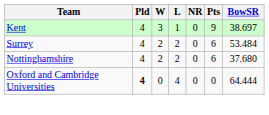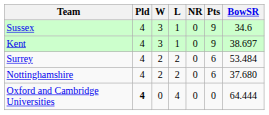+ row: (20, 28)
